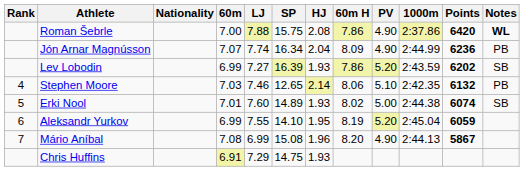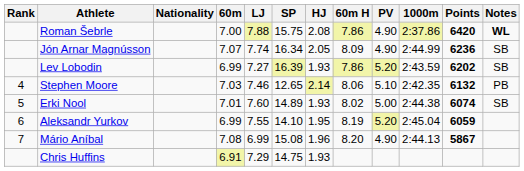(319, 49) 2.04 -> (319, 49) 2.05
(501, 49) PB -> (501, 49) SB
